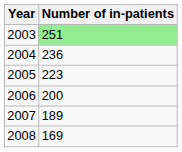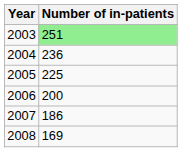(52, 75) 223 -> (52, 75) 225
(52, 116) 189 -> (52, 116) 186
